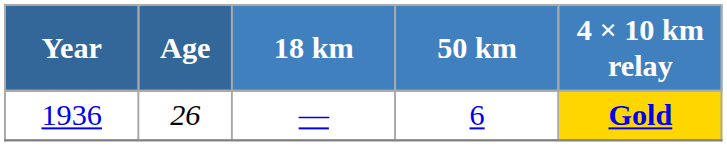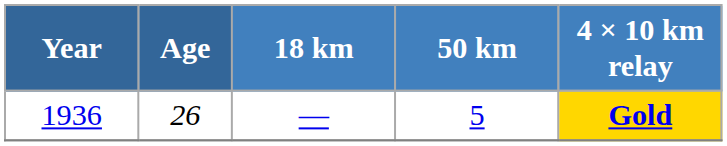(477, 115) 6 -> (477, 115) 5
